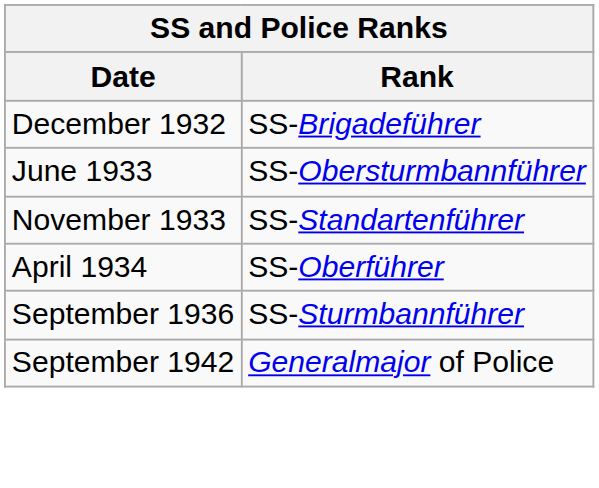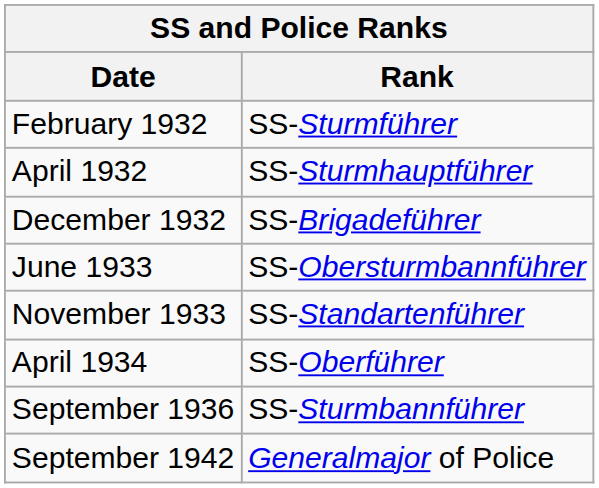+ row: (110, 123)
+ row: (80, 171)
